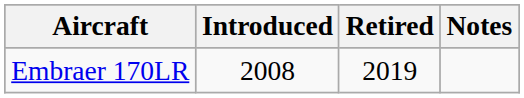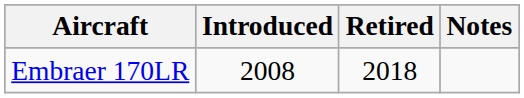(390, 69) 2019 -> (390, 69) 2018
